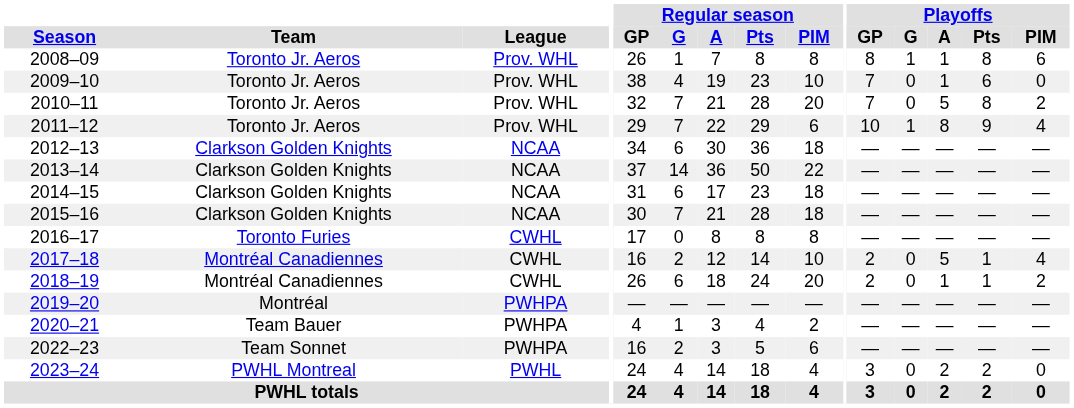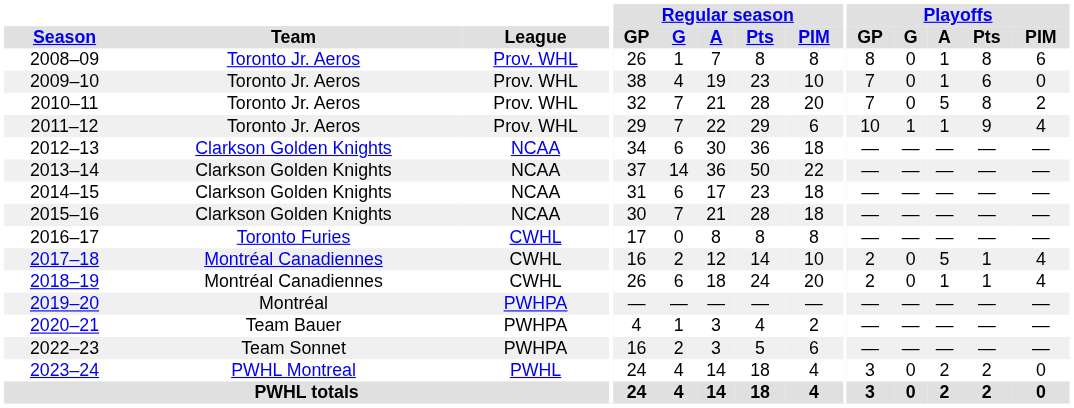(911, 59) 1 -> (911, 59) 0
(945, 126) 8 -> (945, 126) 1
(1041, 281) 2 -> (1041, 281) 4
